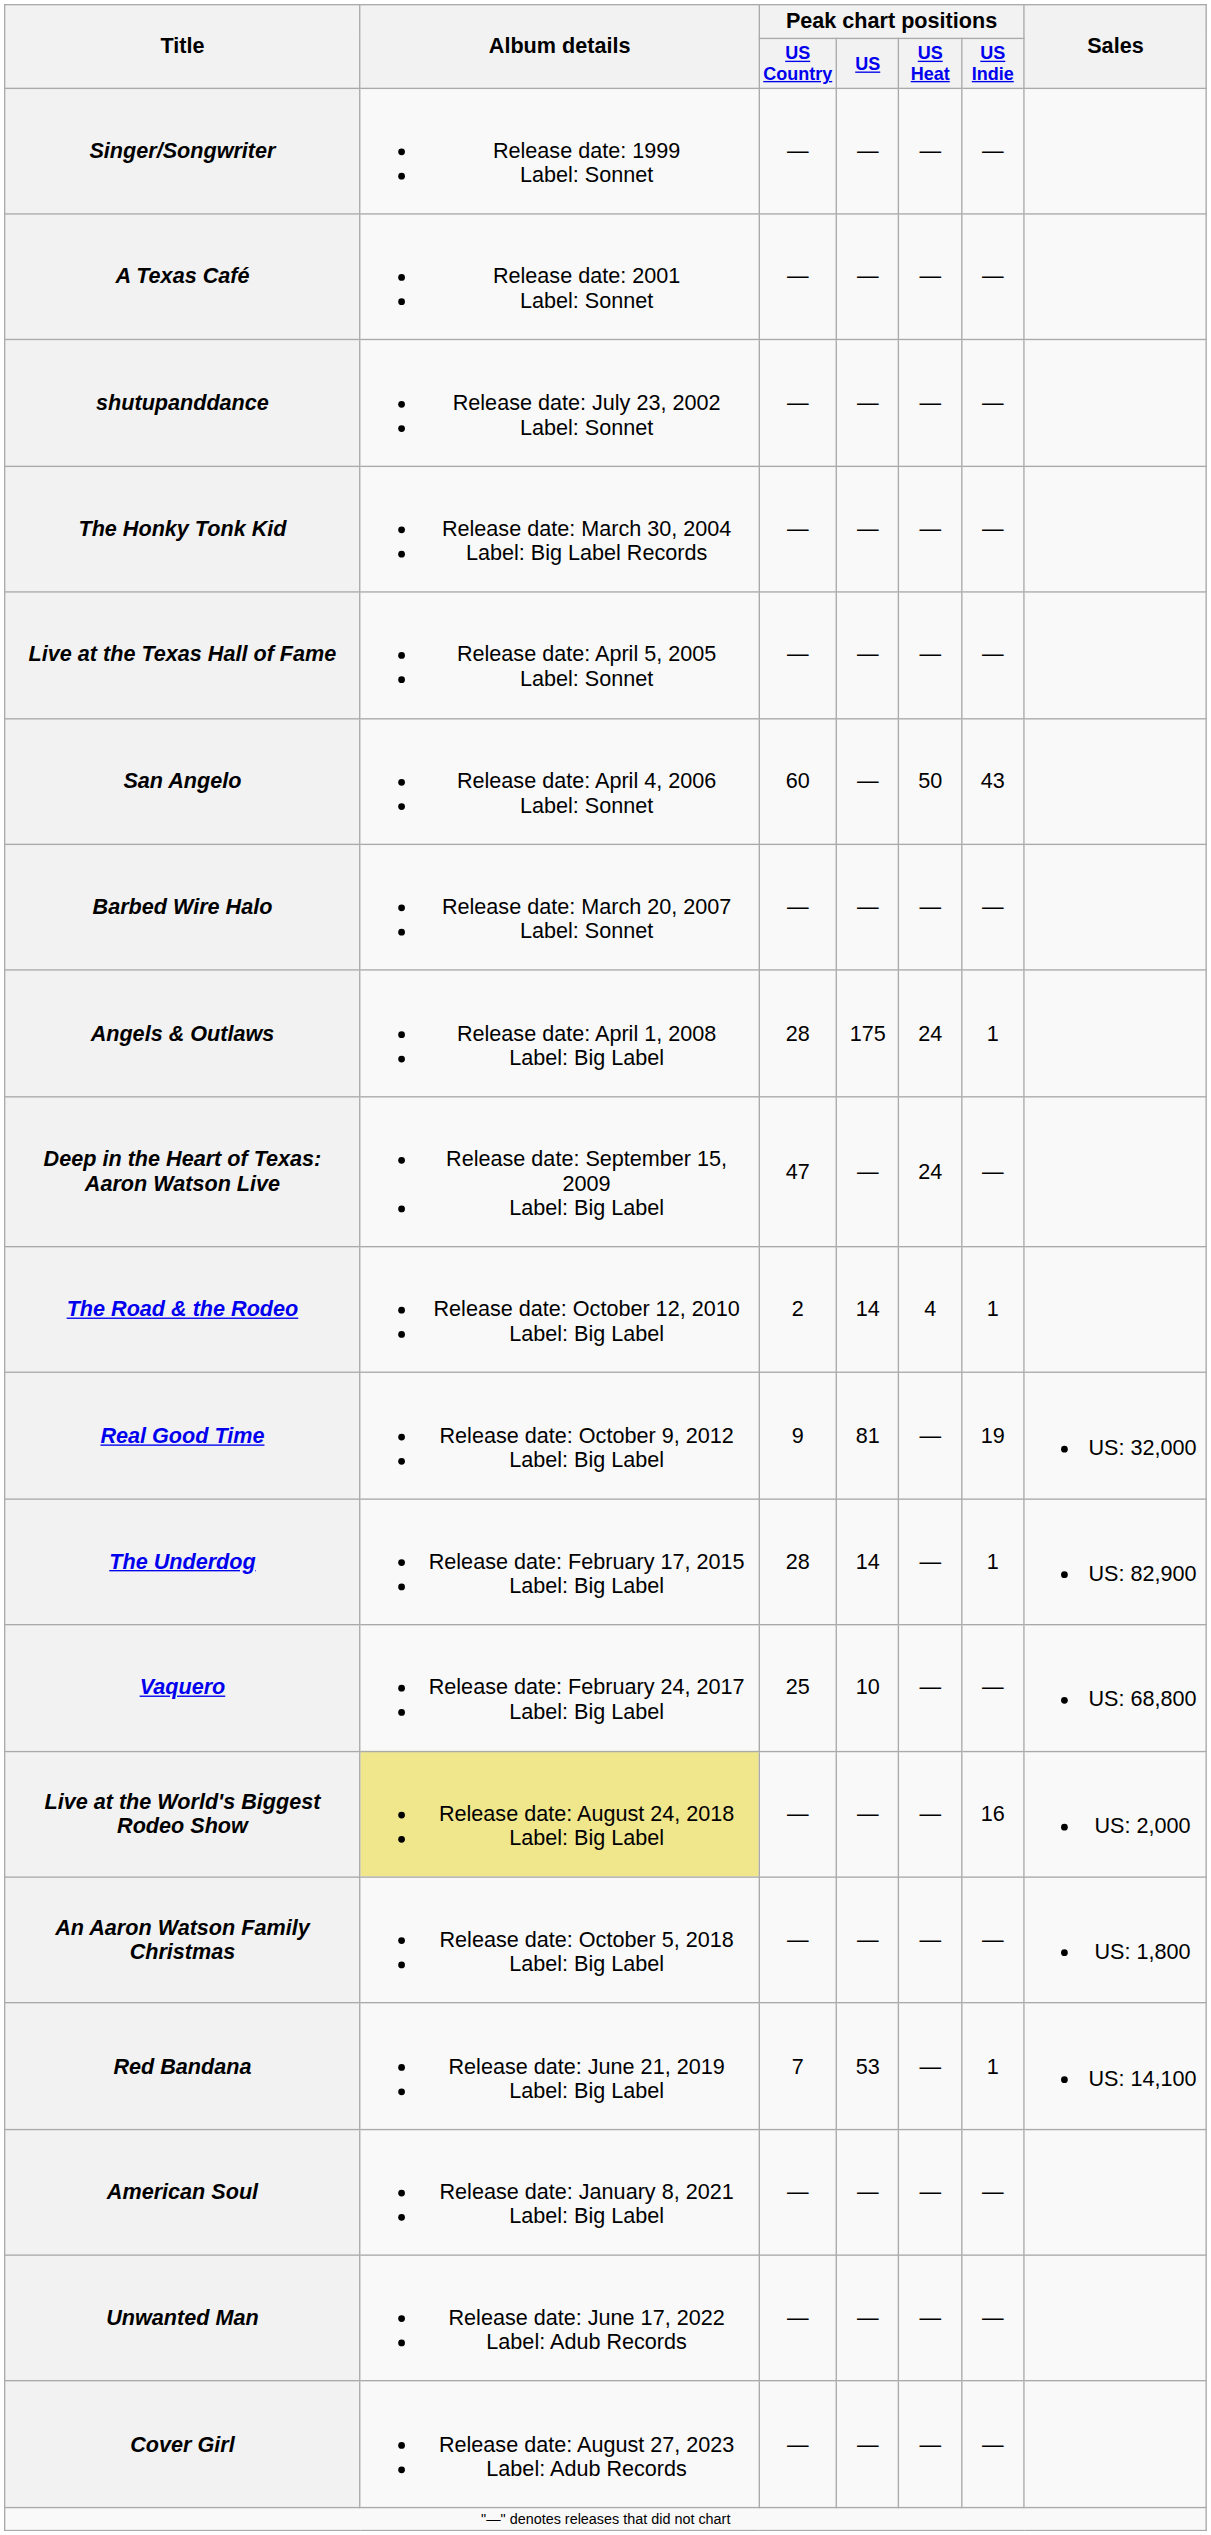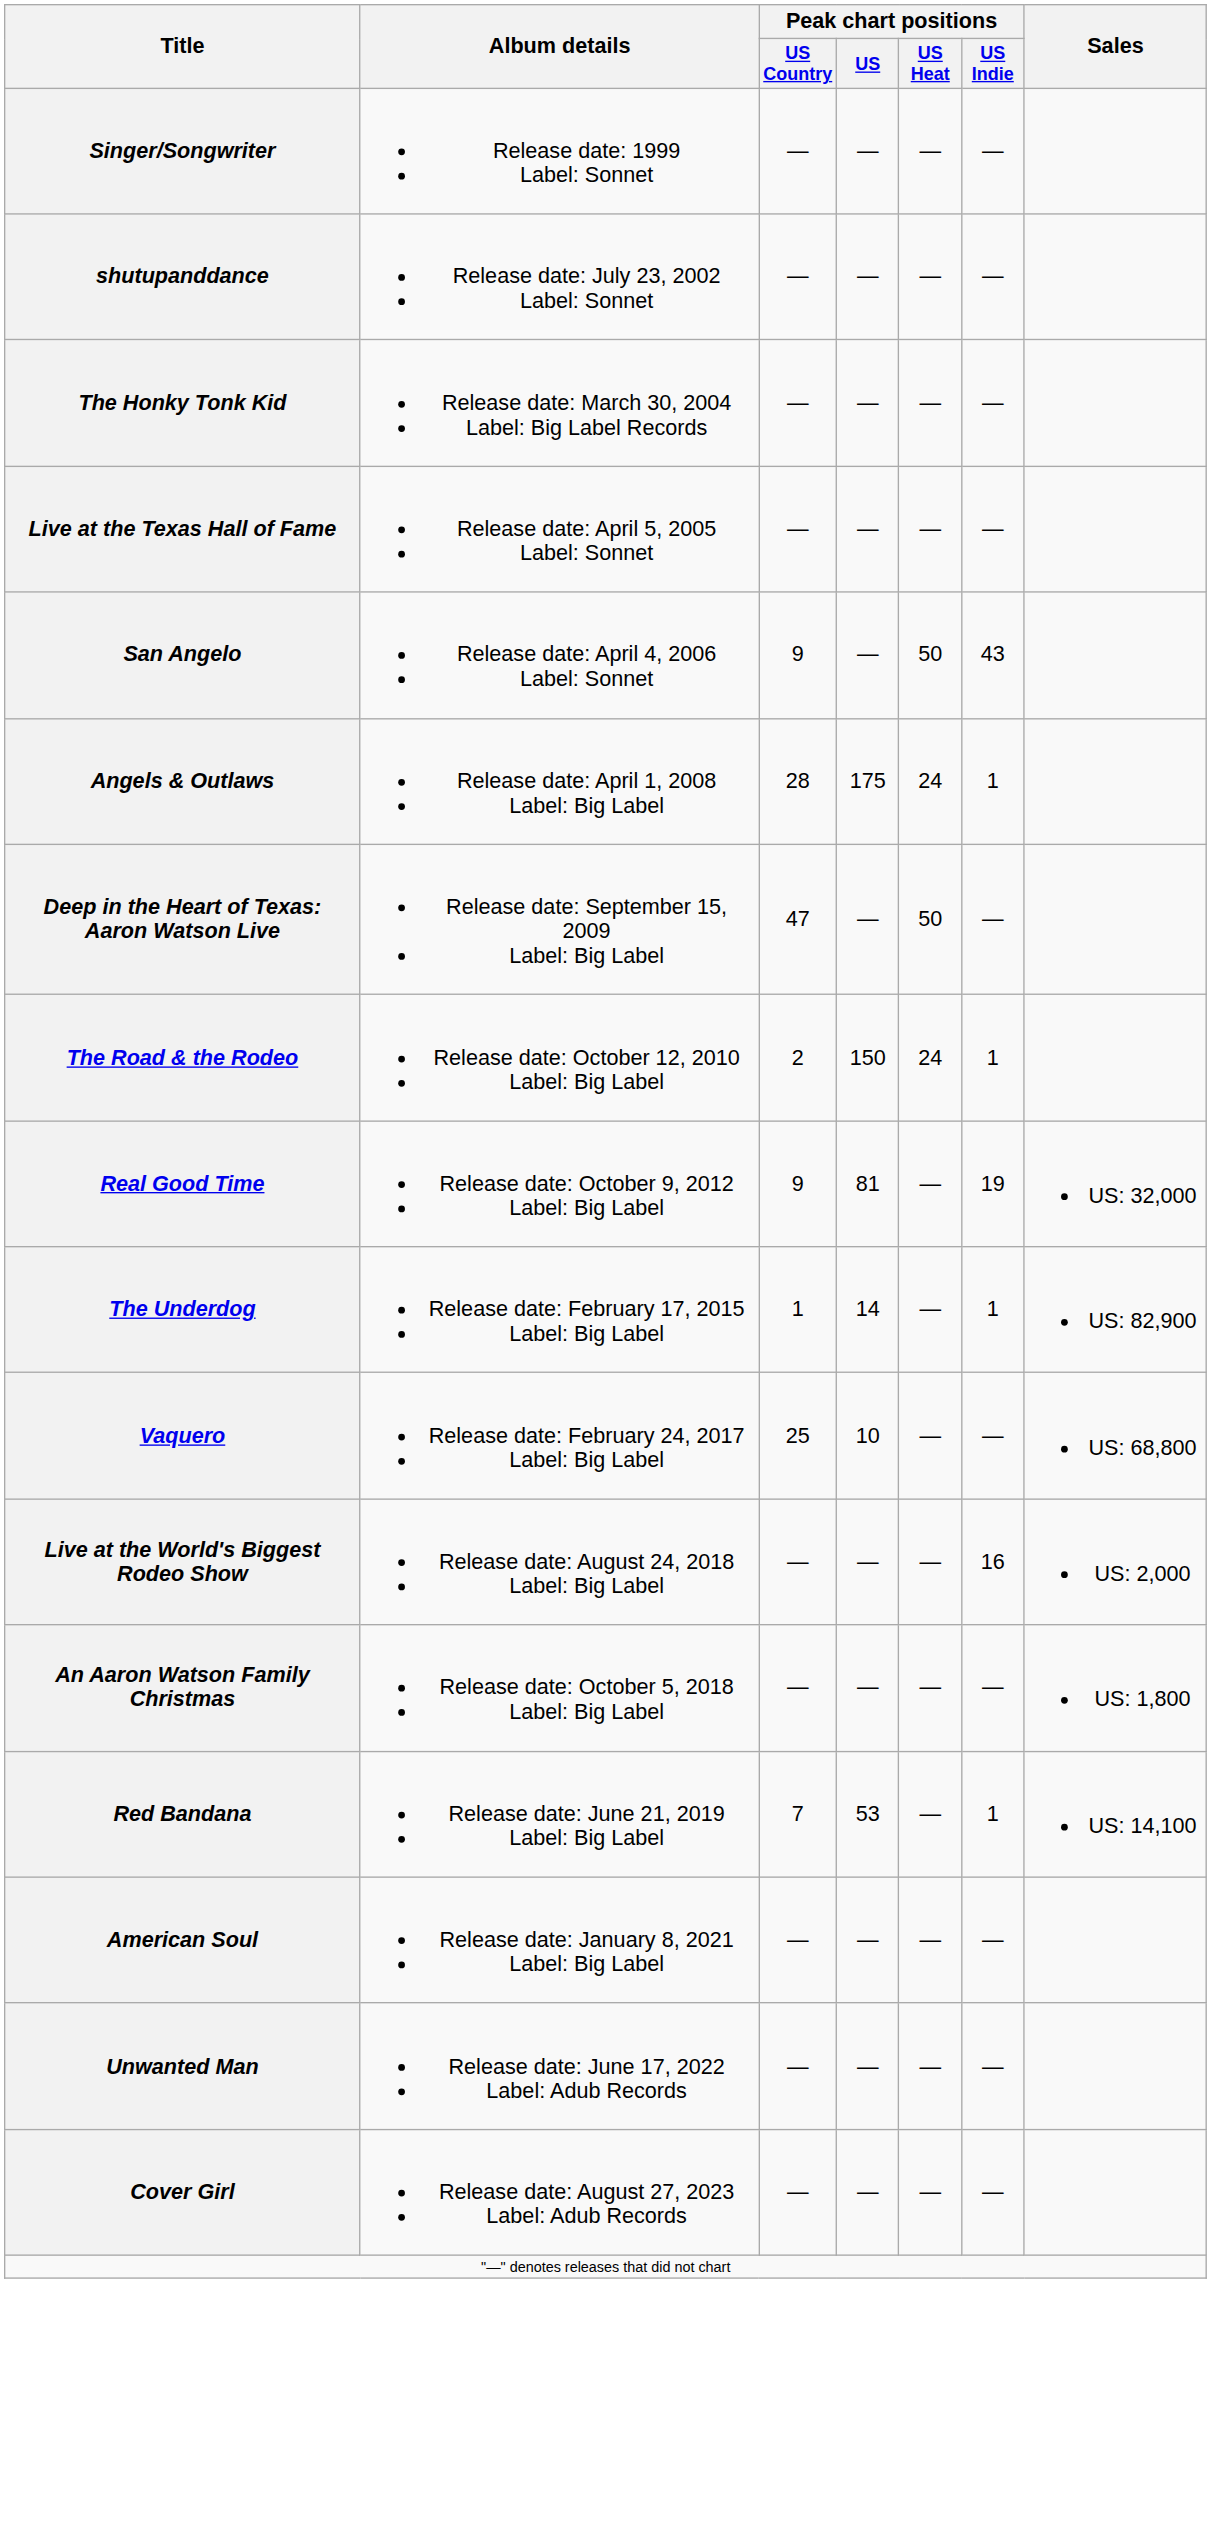- row: (182, 276)
(798, 781) 60 -> (798, 655) 9
- row: (182, 907)
(930, 1171) 24 -> (930, 919) 50
(868, 1309) 14 -> (868, 1057) 150
(930, 1309) 4 -> (930, 1057) 24
(798, 1561) 28 -> (798, 1309) 1
(560, 1826) khaki background -> (560, 1574) no background
